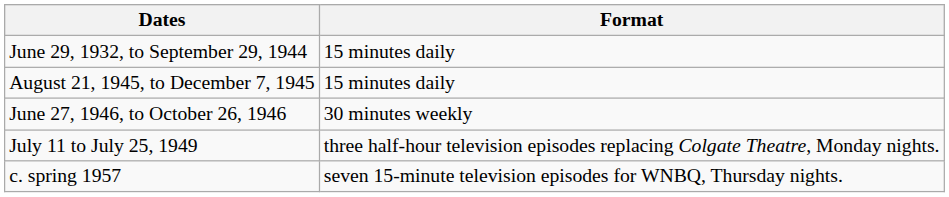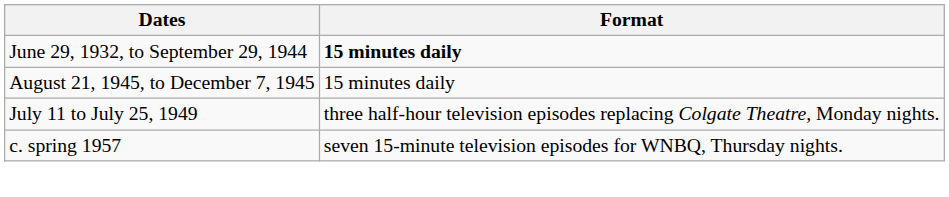(389, 51) normal -> (393, 51) bold
- row: (148, 113)
